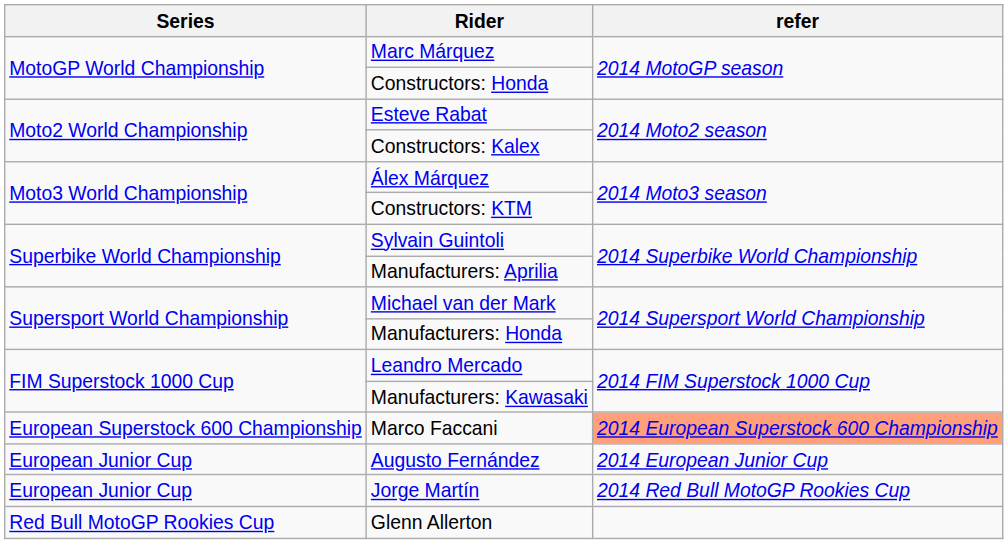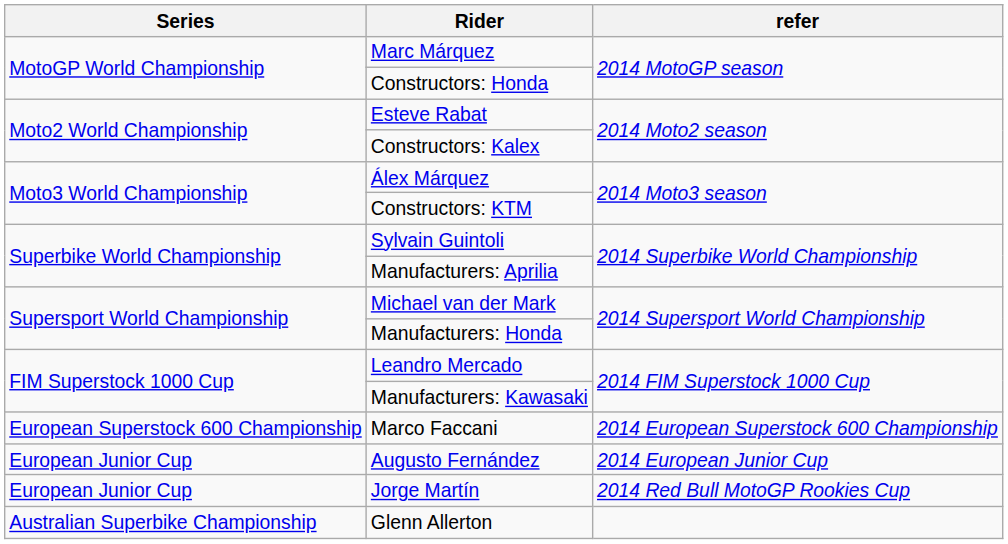(797, 428) lightsalmon background -> (797, 428) no background
(142, 522) Red Bull MotoGP Rookies Cup -> (163, 522) Australian Superbike Championship
